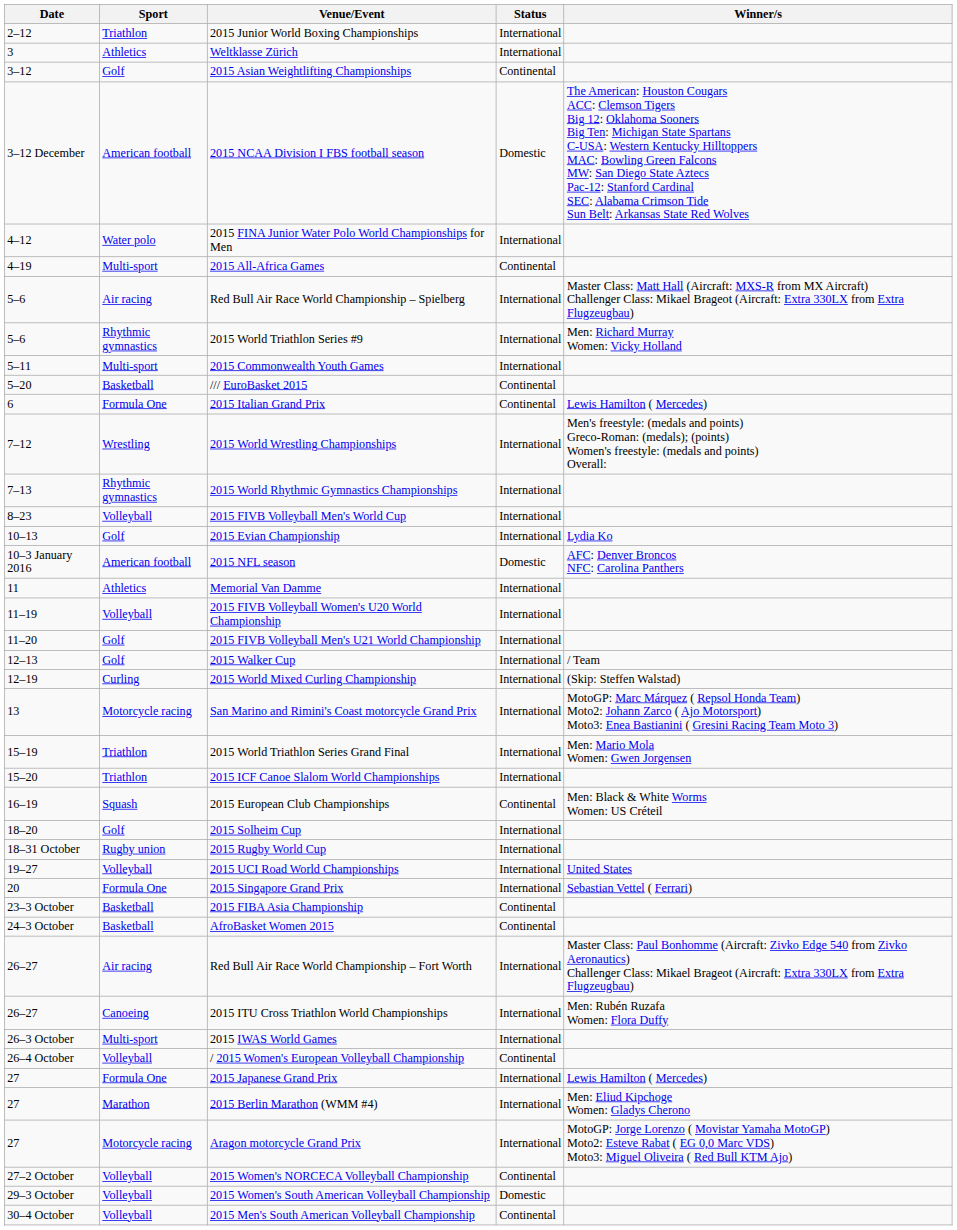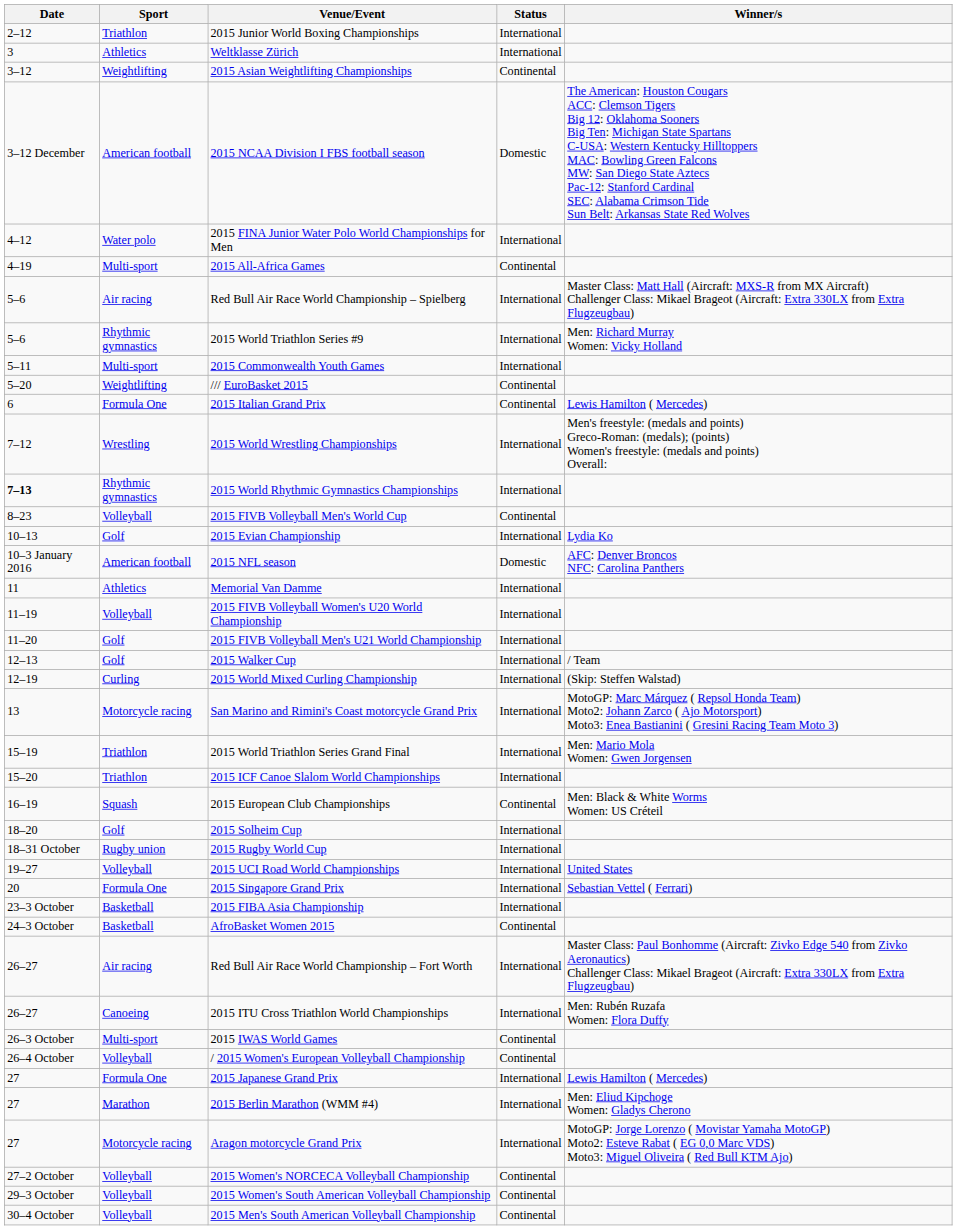(113, 71) Golf -> (134, 71) Weightlifting
(128, 384) Basketball -> (134, 384) Weightlifting
(19, 490) normal -> (19, 490) bold
(530, 516) International -> (528, 516) Continental
(528, 907) Continental -> (531, 907) International
(530, 1039) International -> (528, 1039) Continental
(522, 1195) Domestic -> (528, 1195) Continental
